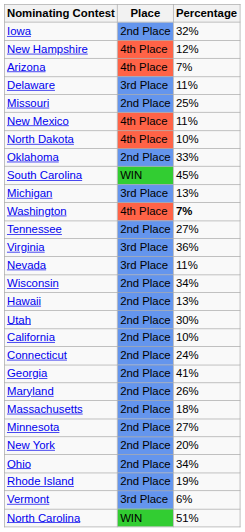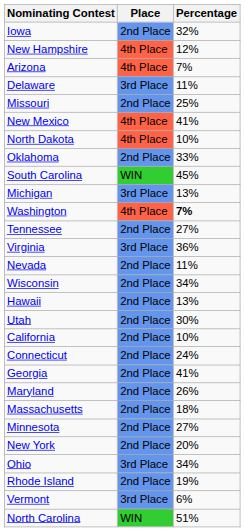(187, 121) 11% -> (187, 121) 41%
(144, 265) 3rd Place -> (145, 265) 2nd Place
(145, 463) 2nd Place -> (144, 463) 3rd Place
